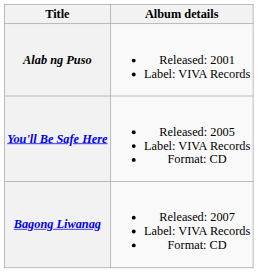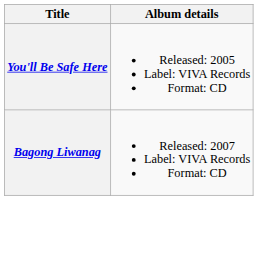- row: (57, 59)
